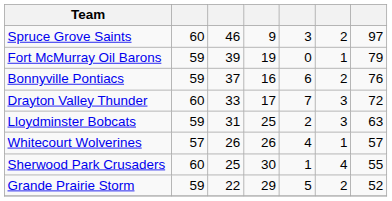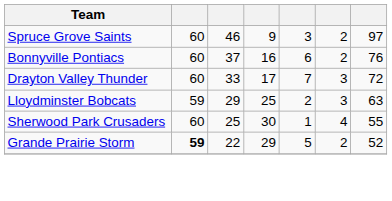- row: (84, 57)
(197, 79) 59 -> (197, 57) 60
(233, 121) 31 -> (233, 100) 29
- row: (75, 143)
(197, 185) normal -> (197, 143) bold
